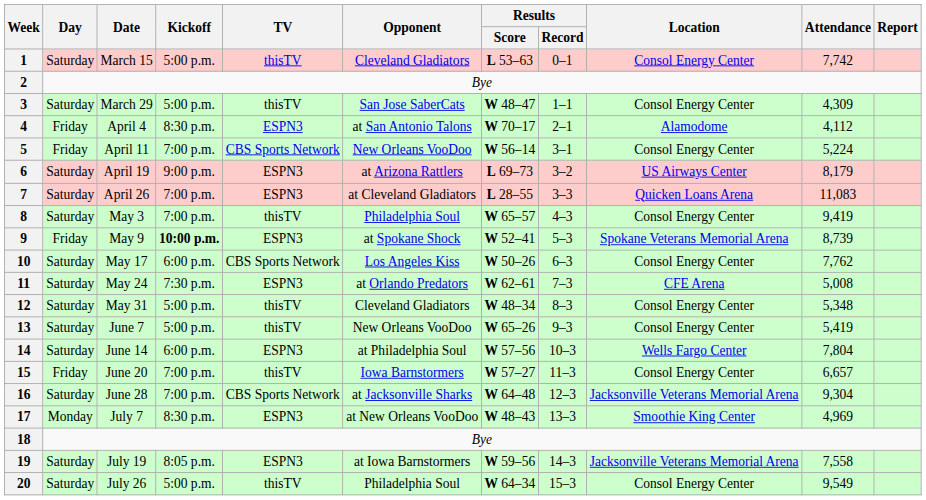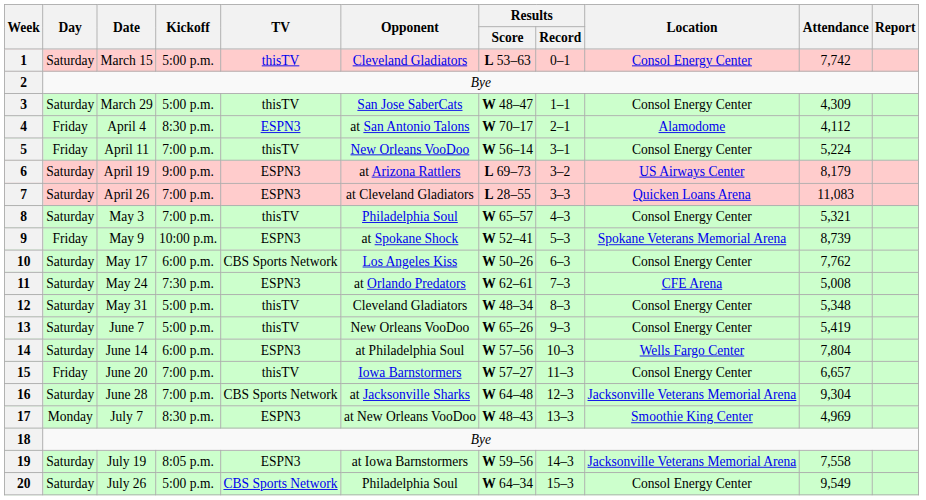(283, 149) CBS Sports Network -> (281, 149) thisTV
(838, 216) 9,419 -> (836, 216) 5,321
(189, 238) bold -> (188, 238) normal
(283, 484) thisTV -> (281, 484) CBS Sports Network
